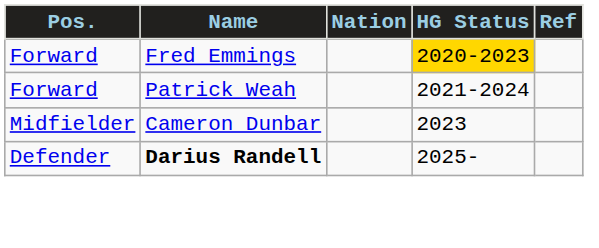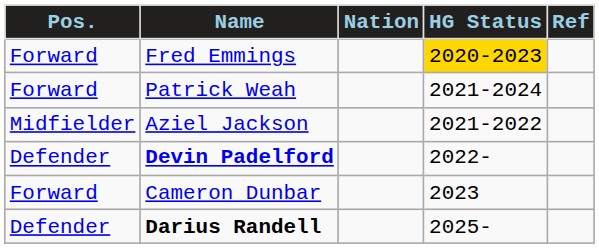+ row: (227, 124)
+ row: (240, 158)
(73, 124) Midfielder -> (54, 192) Forward
